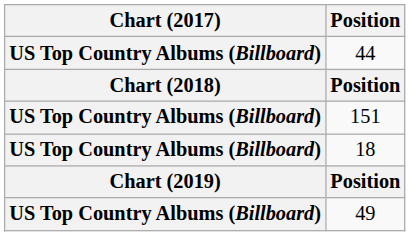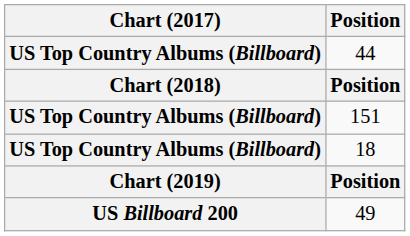(165, 213) US Top Country Albums (Billboard) -> (165, 213) US Billboard 200
